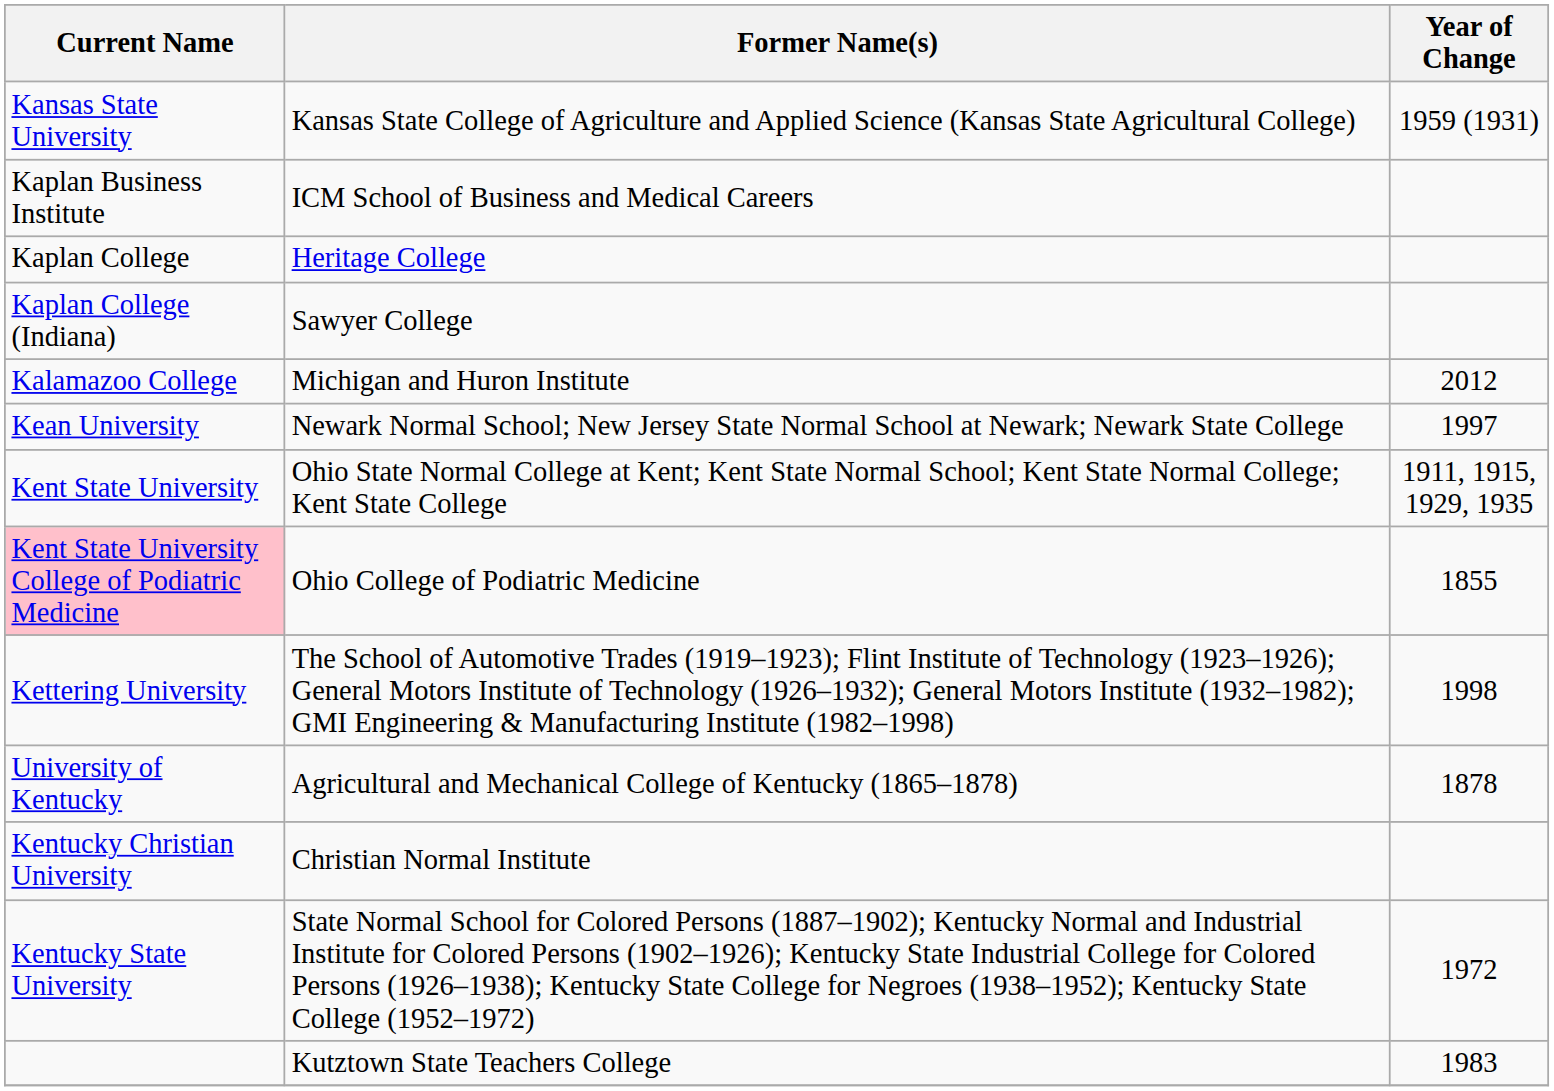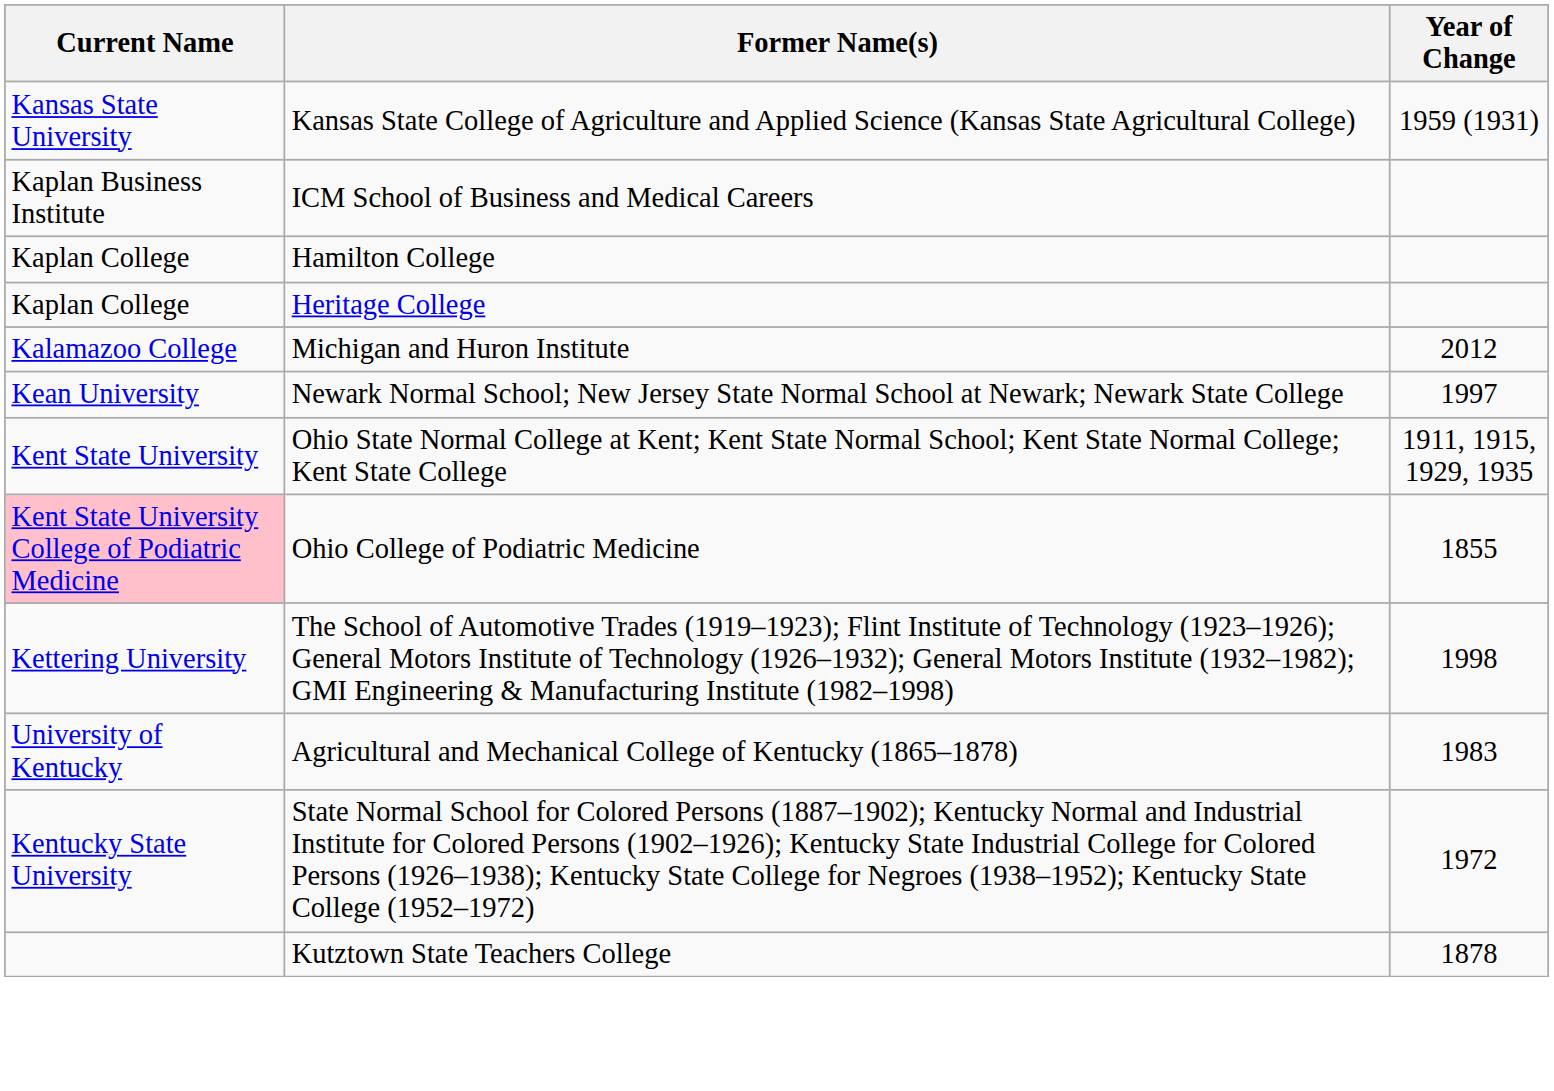+ row: (393, 258)
- row: (382, 319)
(1469, 783) 1878 -> (1469, 751) 1983
- row: (441, 860)
(1469, 1062) 1983 -> (1469, 953) 1878
